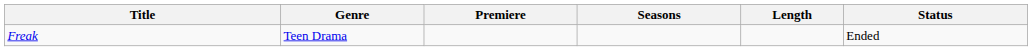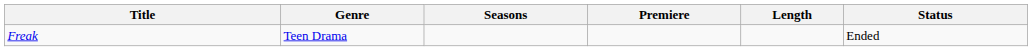columns swapped: (501, 14) <-> (659, 14)
